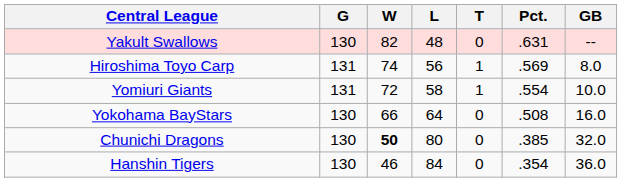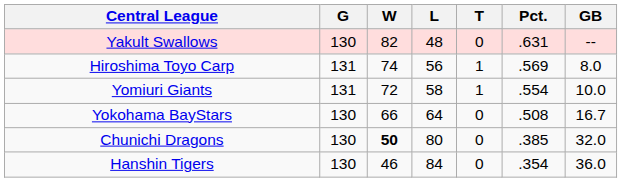(591, 115) 16.0 -> (591, 115) 16.7
